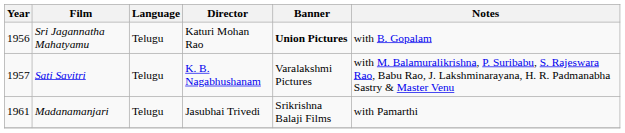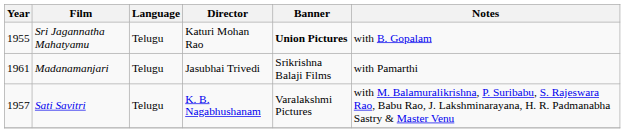(18, 37) 1956 -> (18, 37) 1955
rows swapped: (60, 75) <-> (72, 112)
